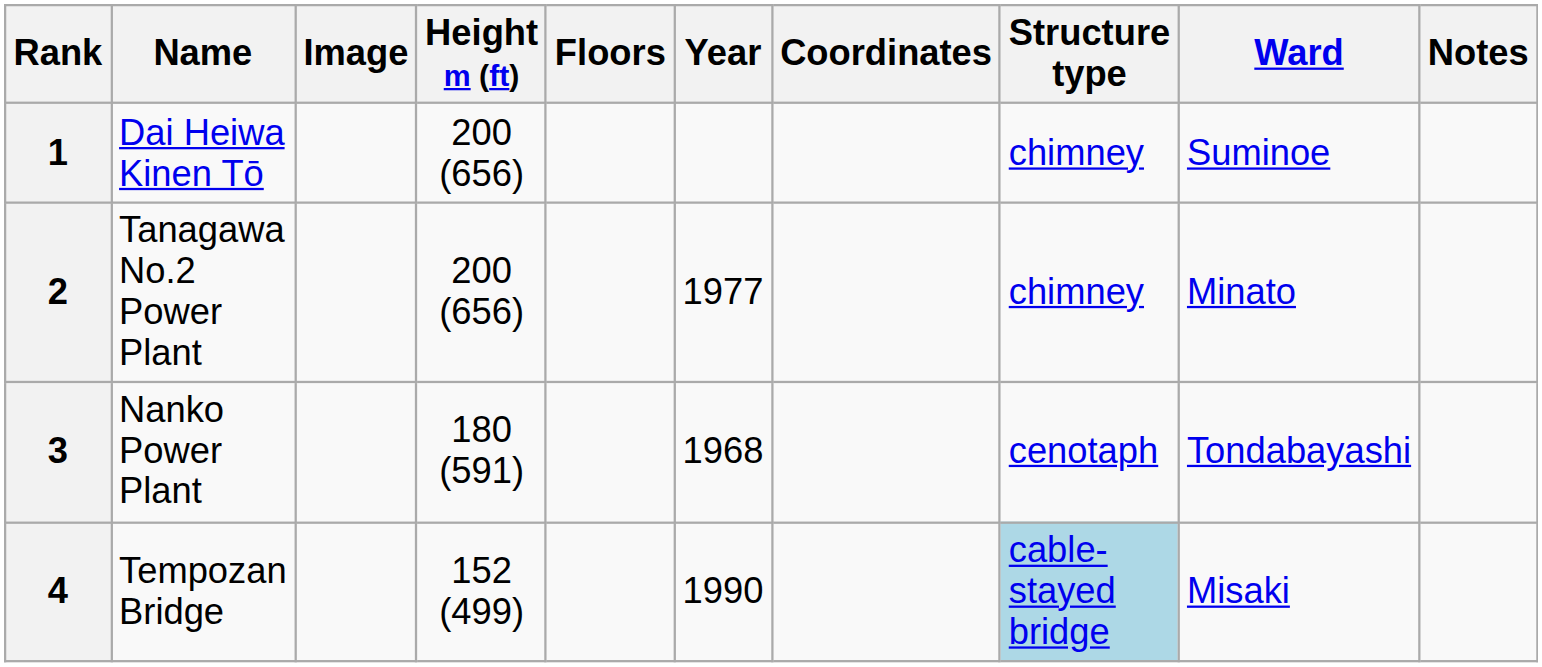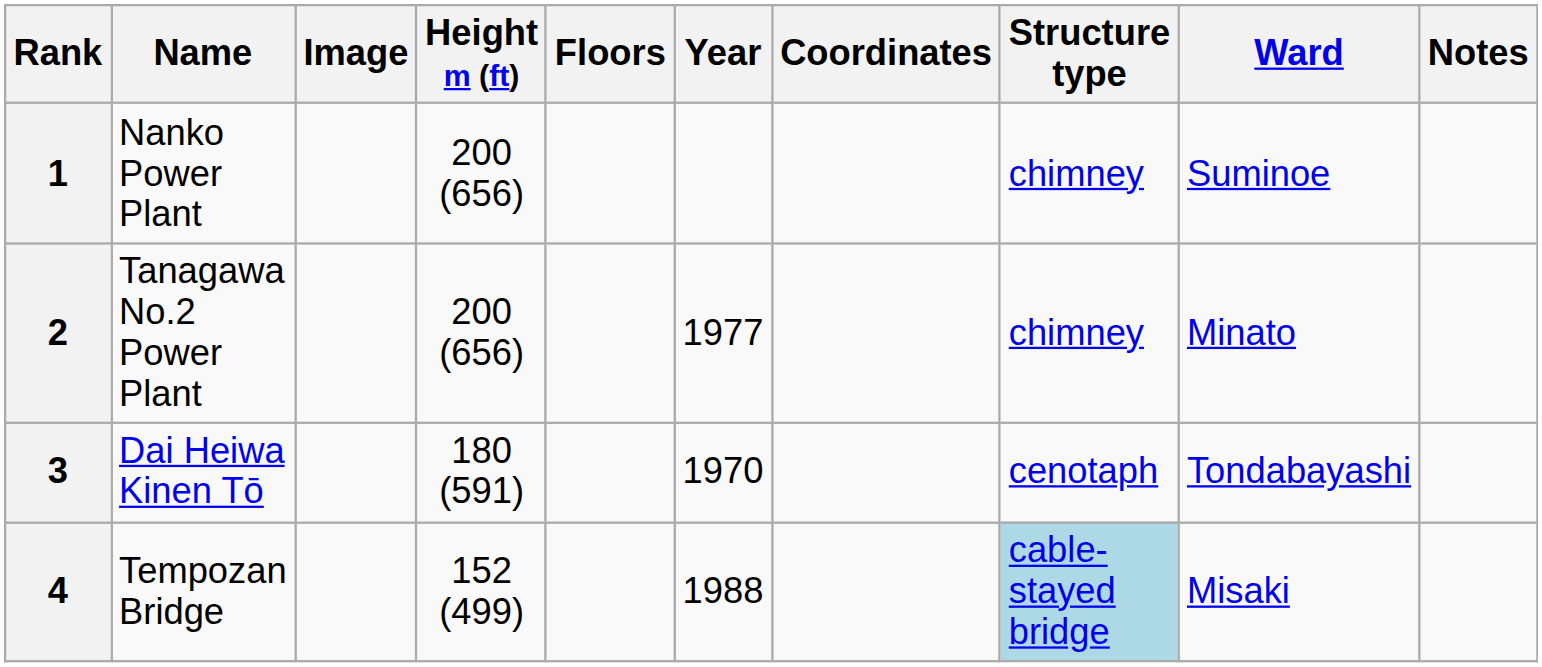(202, 152) Dai Heiwa Kinen Tō -> (172, 172) Nanko Power Plant
(172, 451) Nanko Power Plant -> (202, 471) Dai Heiwa Kinen Tō
(723, 451) 1968 -> (723, 471) 1970
(723, 590) 1990 -> (723, 590) 1988
